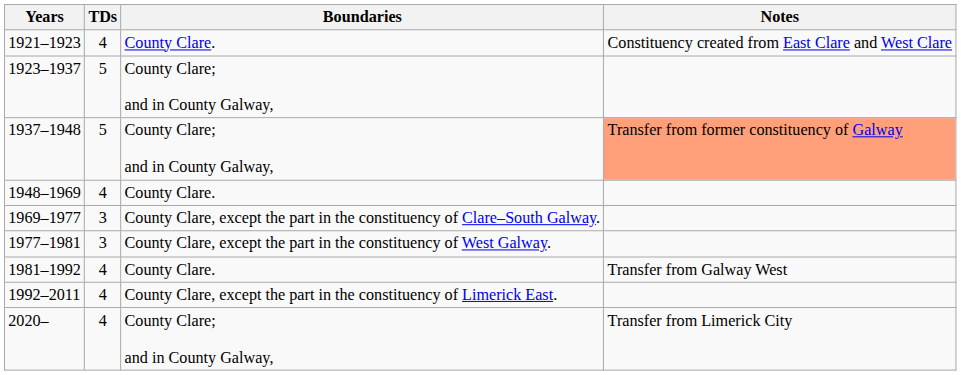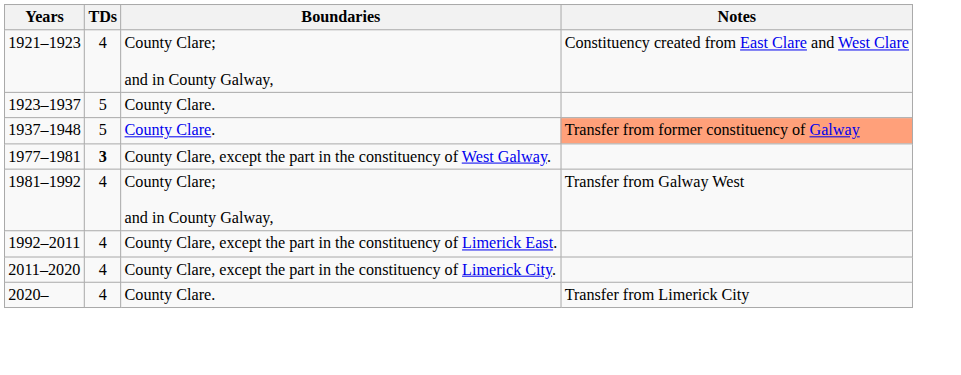(170, 42) County Clare. -> (199, 61) County Clare; and in County Galway,
(199, 86) County Clare; and in County Galway, -> (170, 104) County Clare.
(199, 148) County Clare; and in County Galway, -> (170, 130) County Clare.
- row: (45, 192)
- row: (45, 218)
(103, 243) normal -> (103, 156) bold
(170, 269) County Clare. -> (199, 199) County Clare; and in County Galway,
+ row: (44, 269)
(199, 338) County Clare; and in County Galway, -> (170, 295) County Clare.
